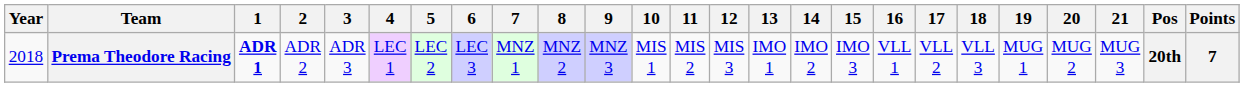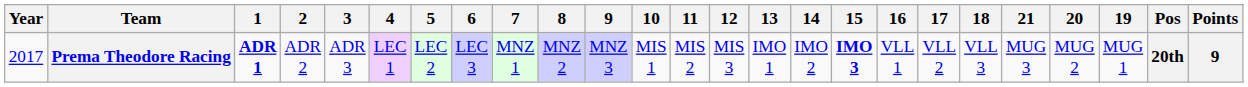columns swapped: (1023, 18) <-> (1120, 18)
(26, 56) 2018 -> (26, 56) 2017
(853, 56) normal -> (854, 56) bold
(1212, 56) 7 -> (1215, 56) 9
